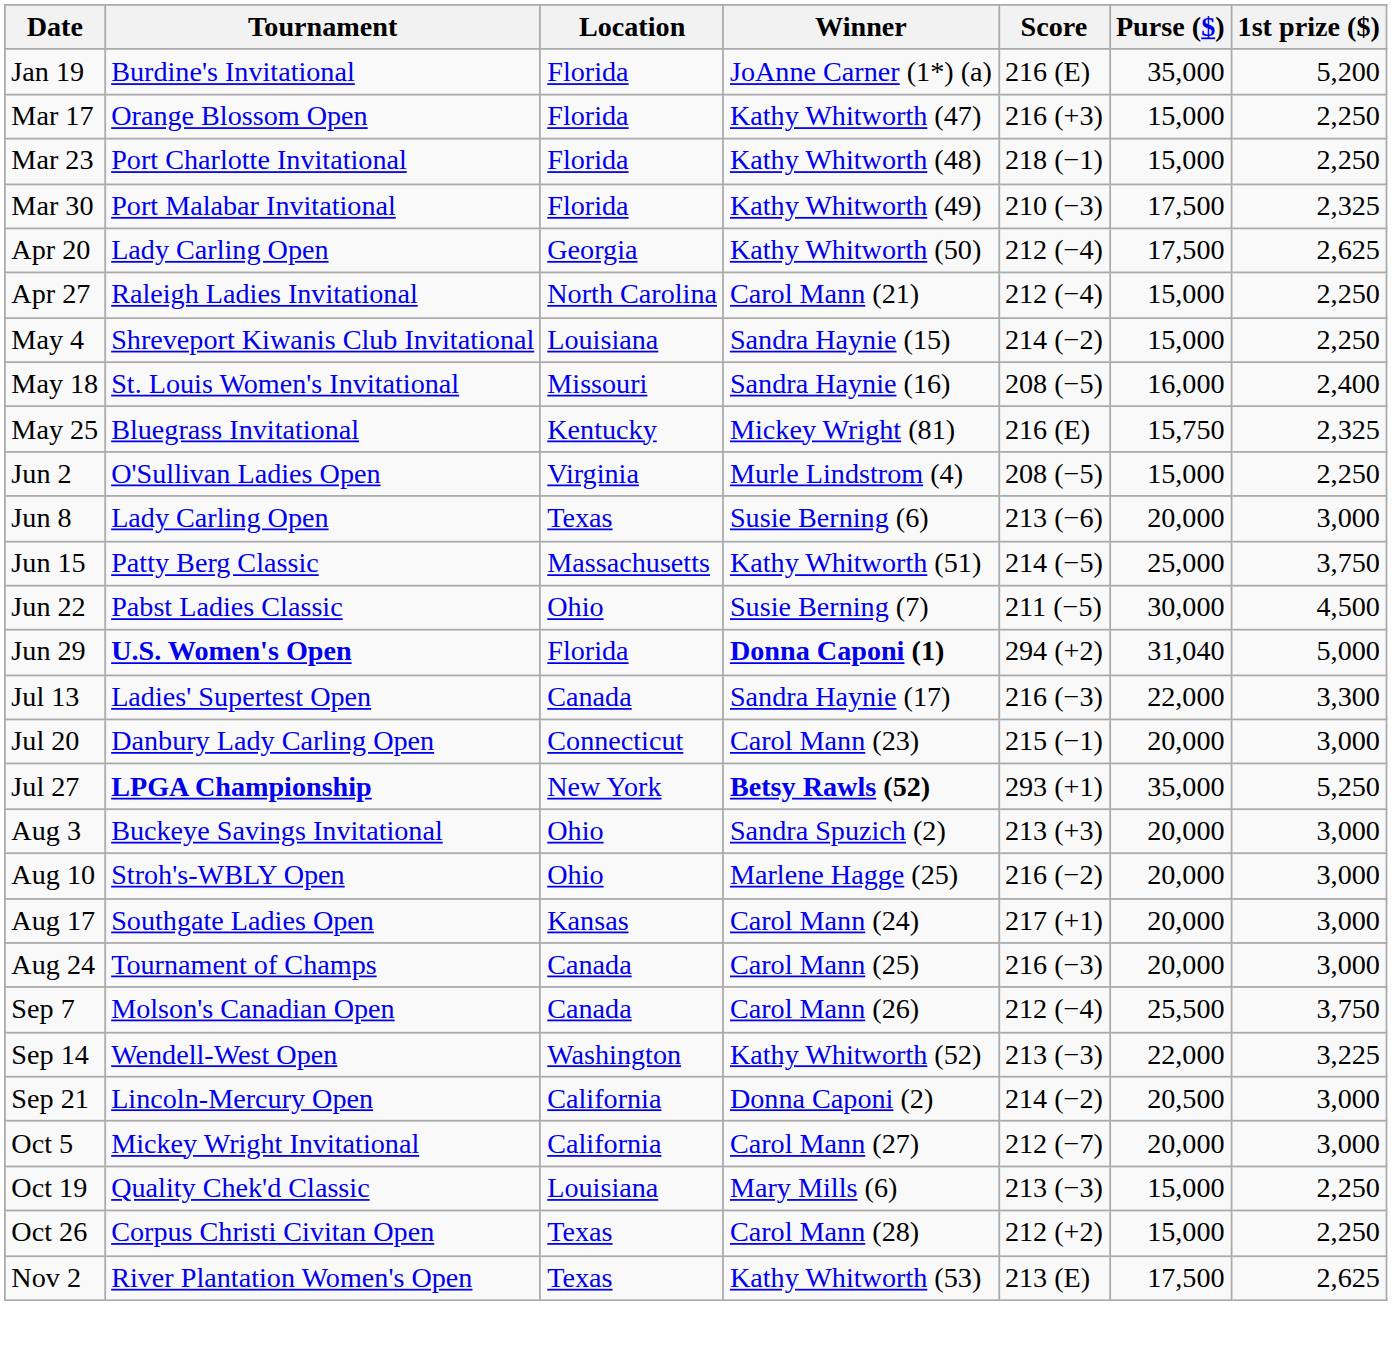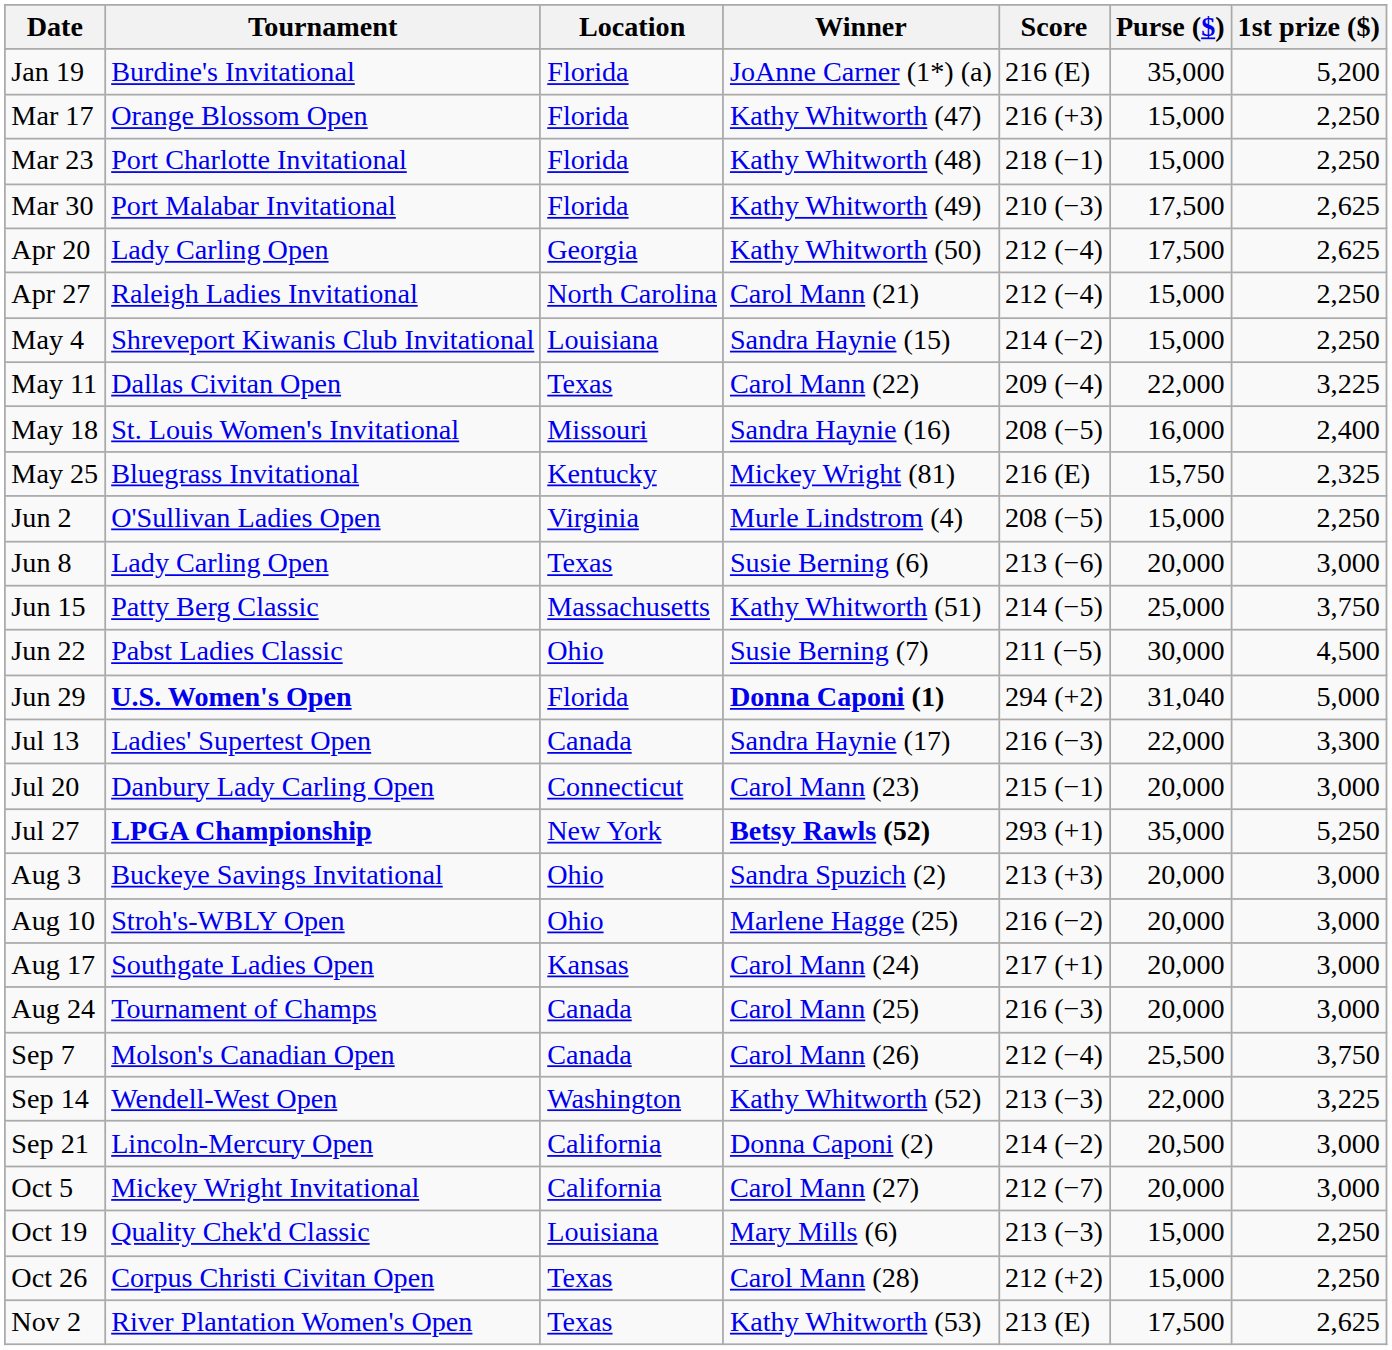(1348, 205) 2,325 -> (1348, 205) 2,625
+ row: (54, 384)
